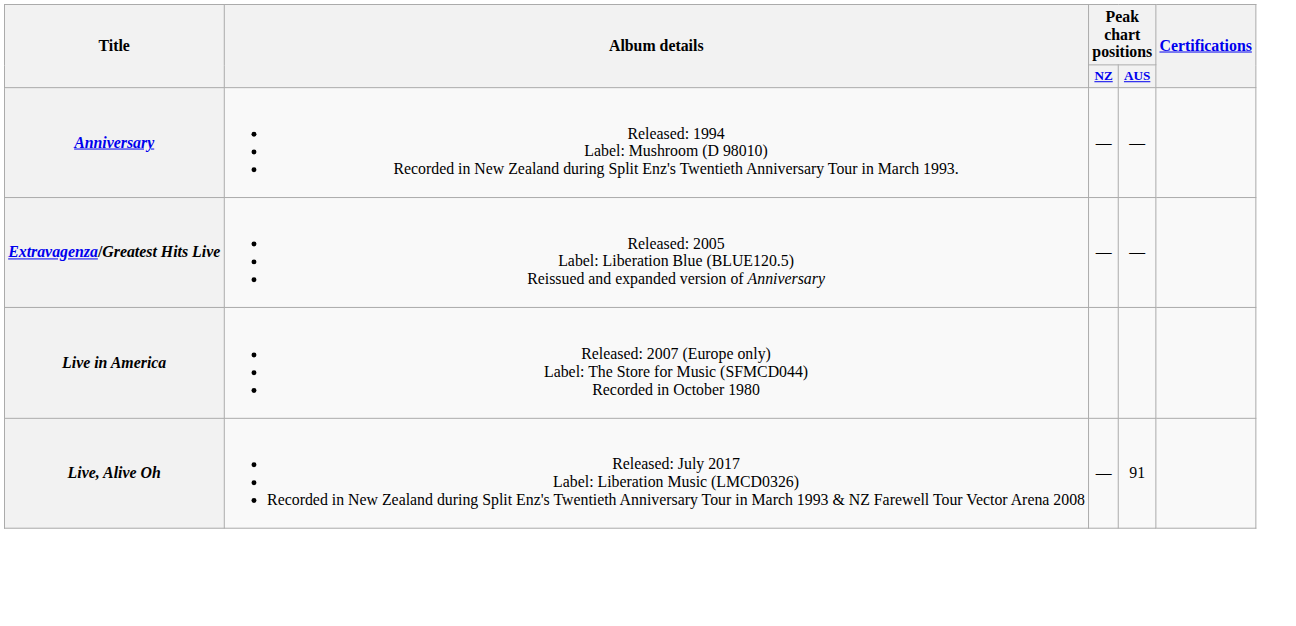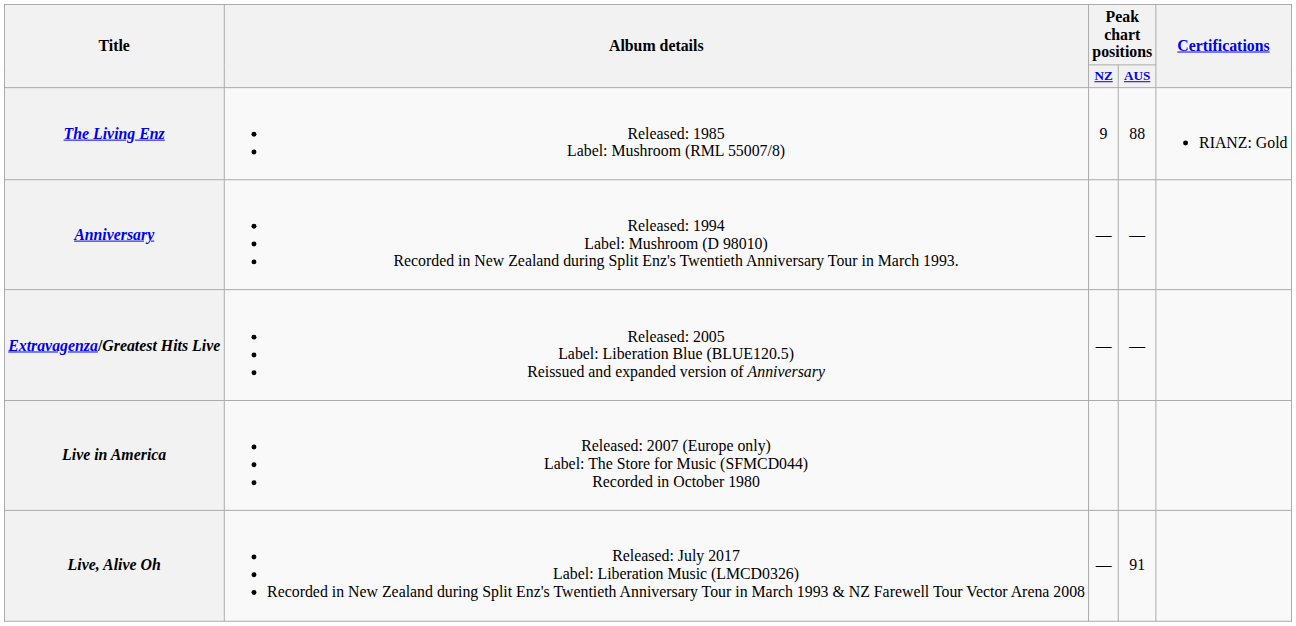+ row: (114, 133)
